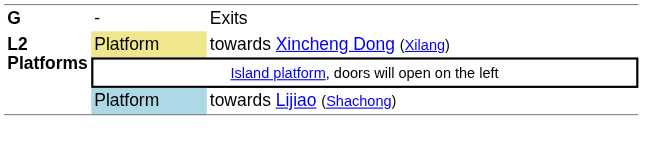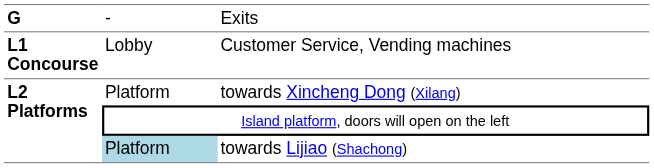+ row: (366, 45)
(127, 44) khaki background -> (137, 92) no background
